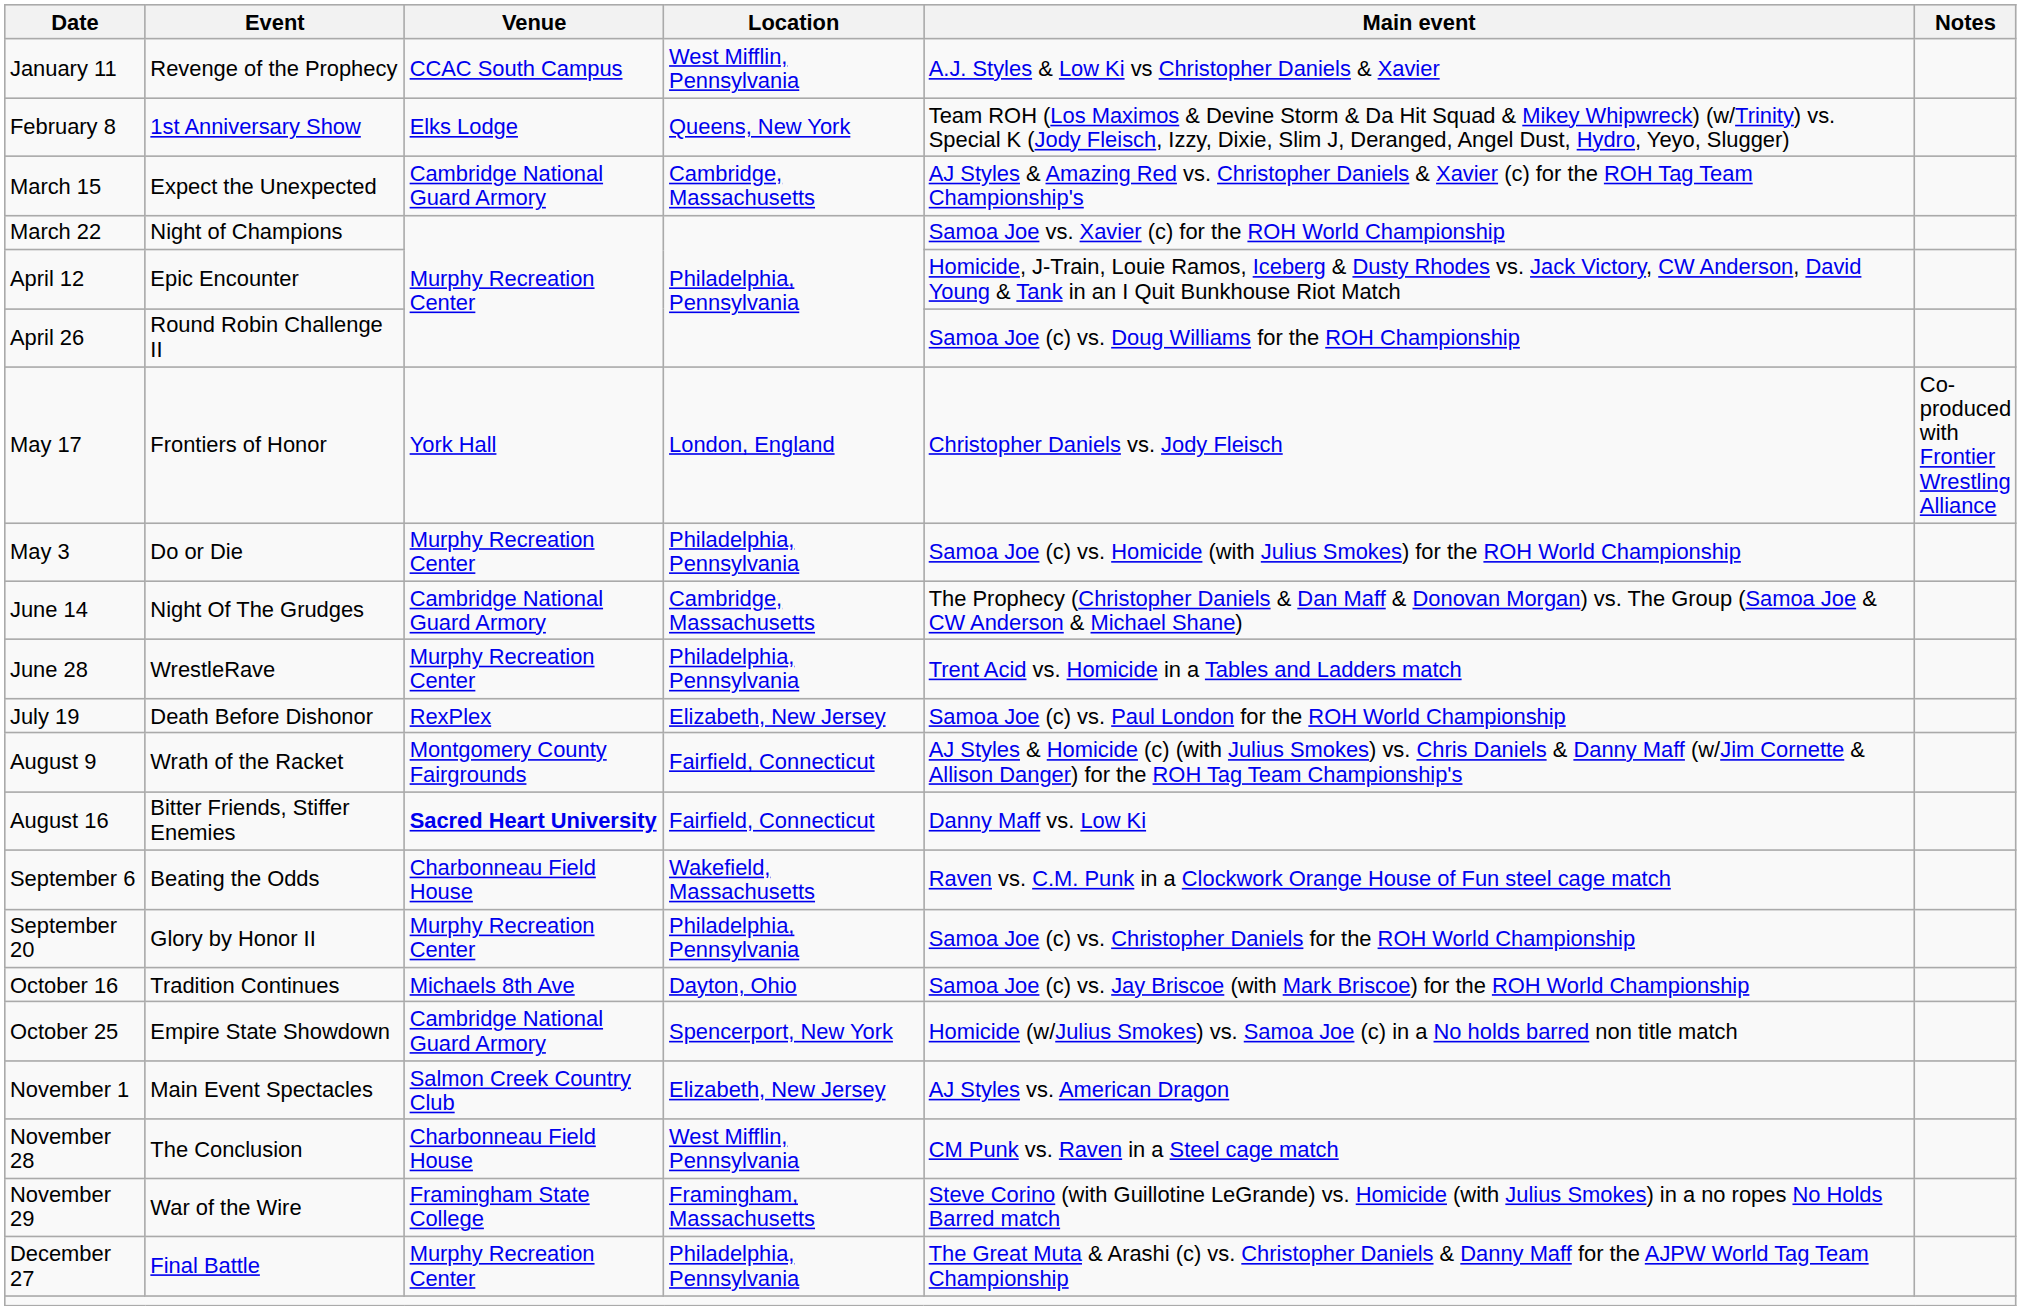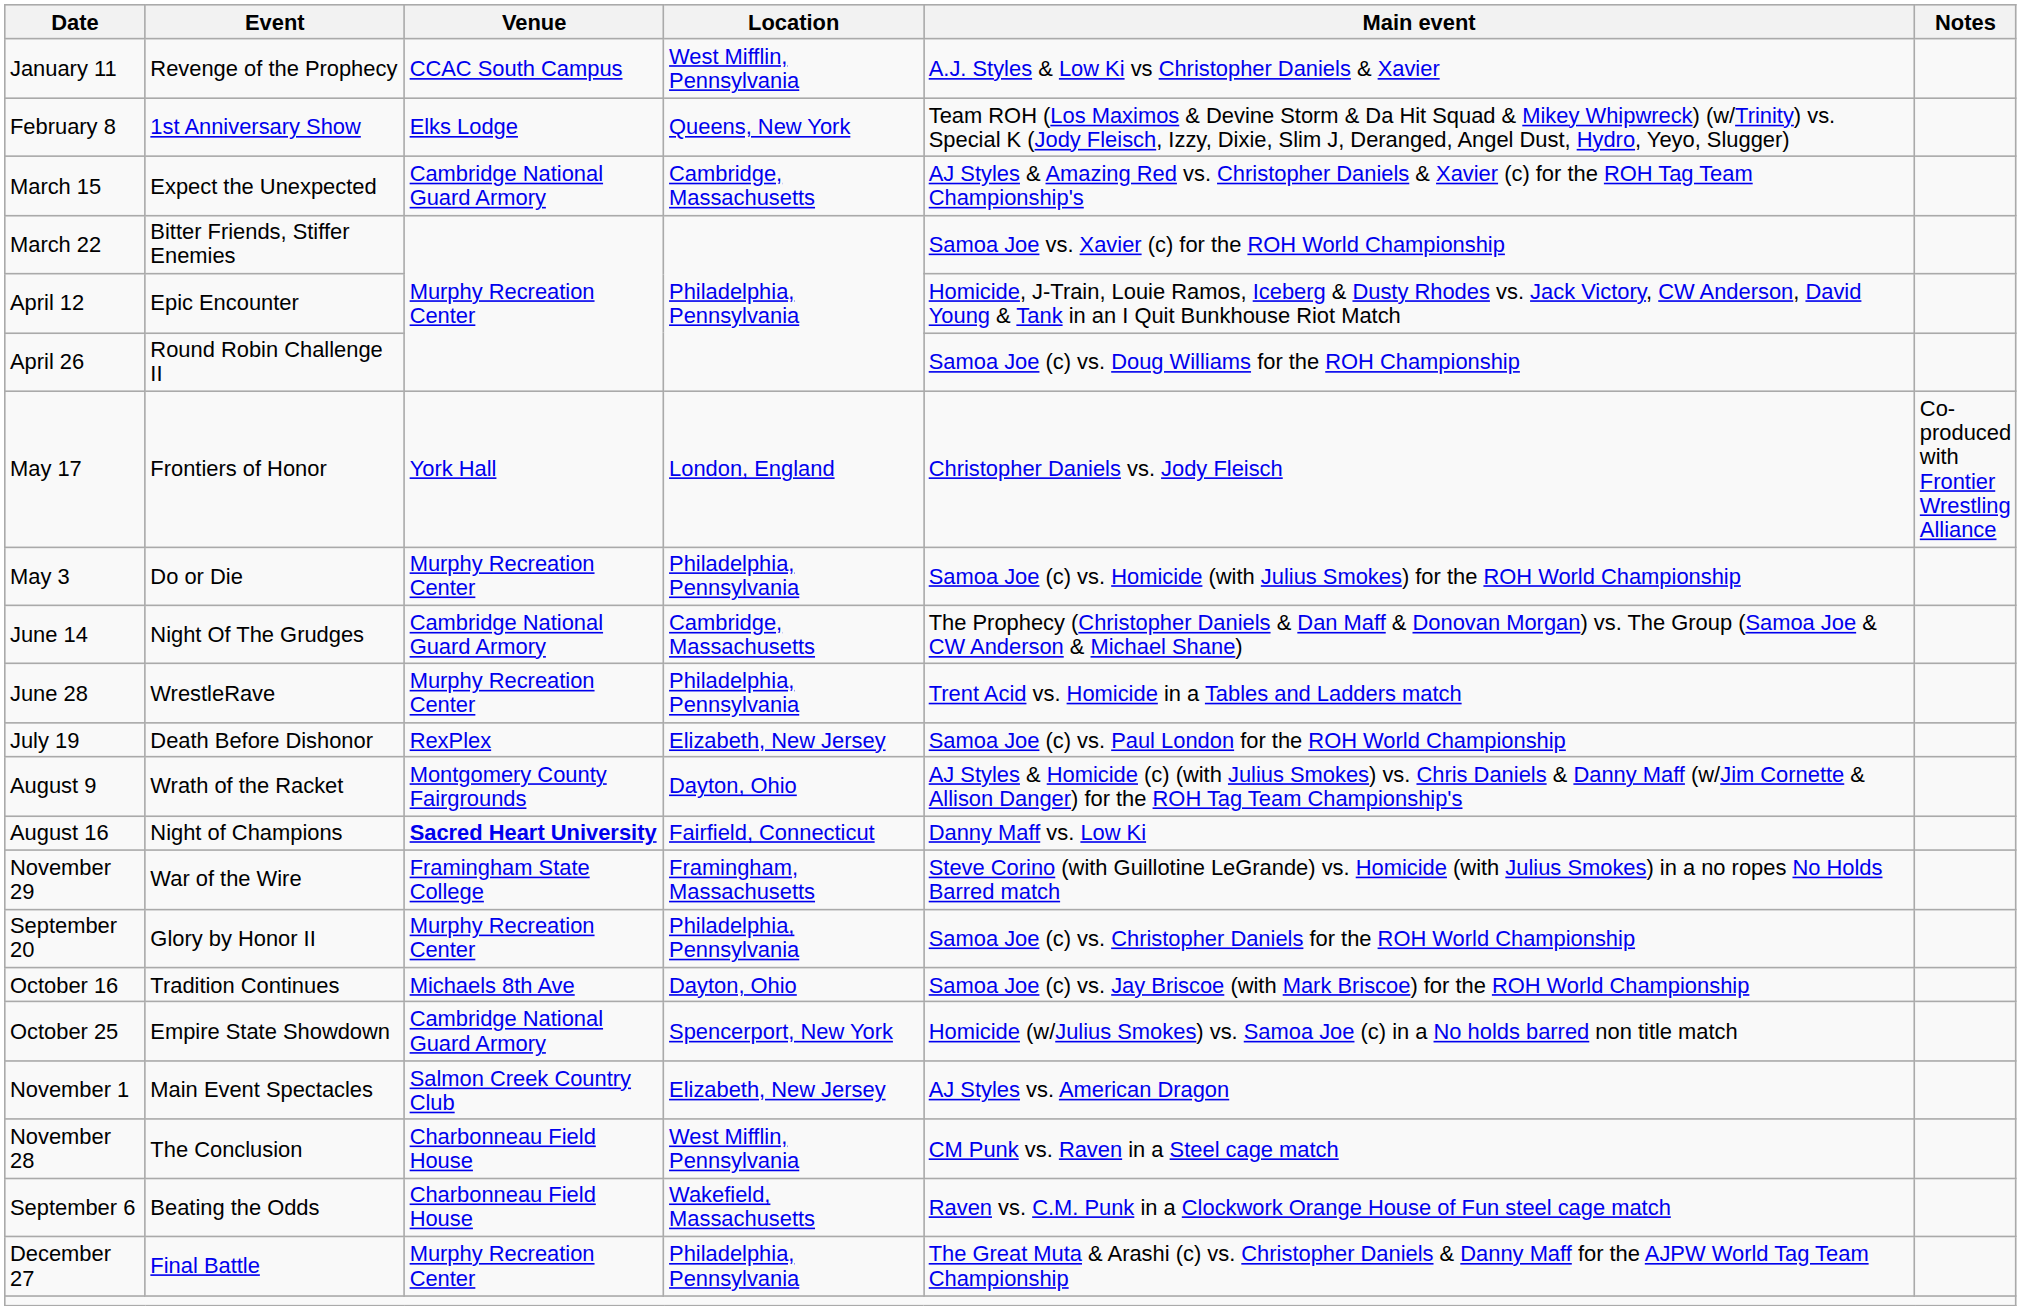(246, 232) Night of Champions -> (250, 244) Bitter Friends, Stiffer Enemies
(772, 762) Fairfield, Connecticut -> (733, 786) Dayton, Ohio
(250, 821) Bitter Friends, Stiffer Enemies -> (246, 833) Night of Champions
rows swapped: (73, 879) <-> (60, 1207)
